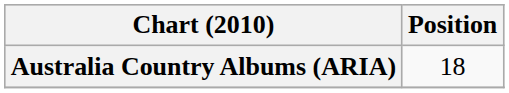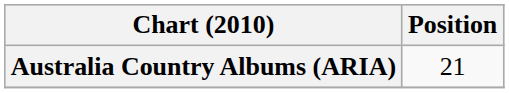(453, 66) 18 -> (453, 66) 21
